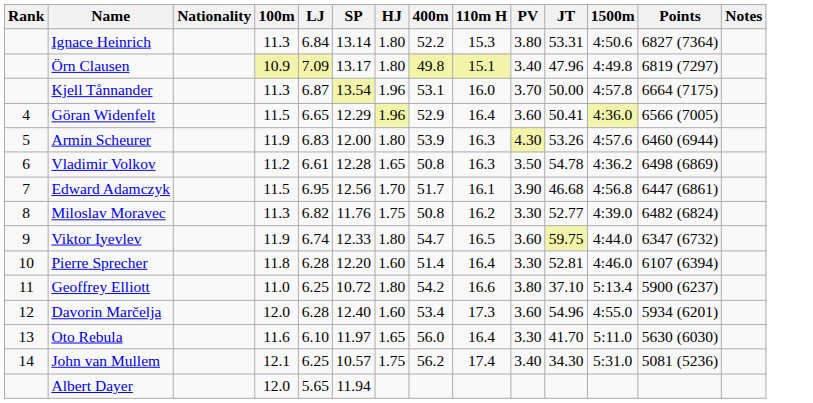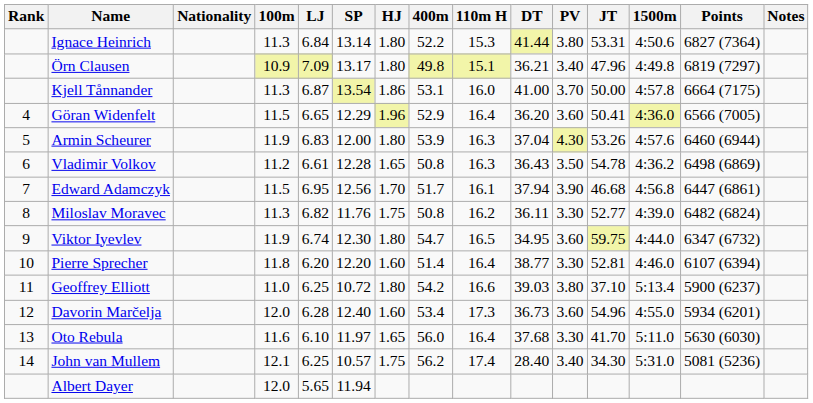+ column: (532, 16)
(392, 90) 1.96 -> (392, 90) 1.86
(354, 238) 12.33 -> (354, 238) 12.30
(315, 262) 6.28 -> (315, 262) 6.20
